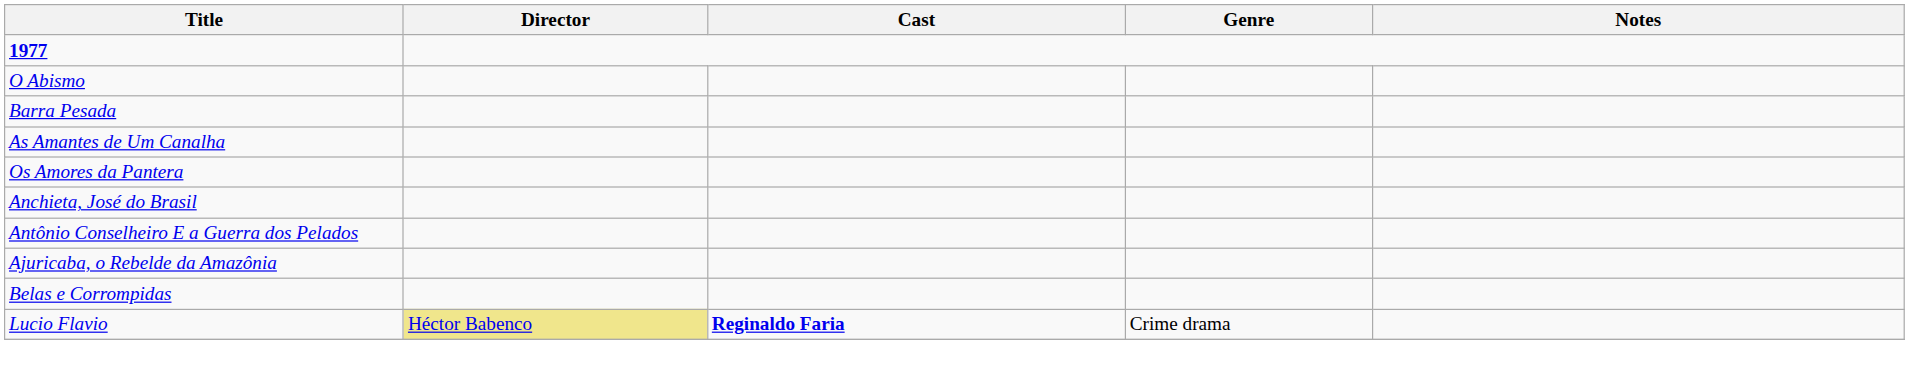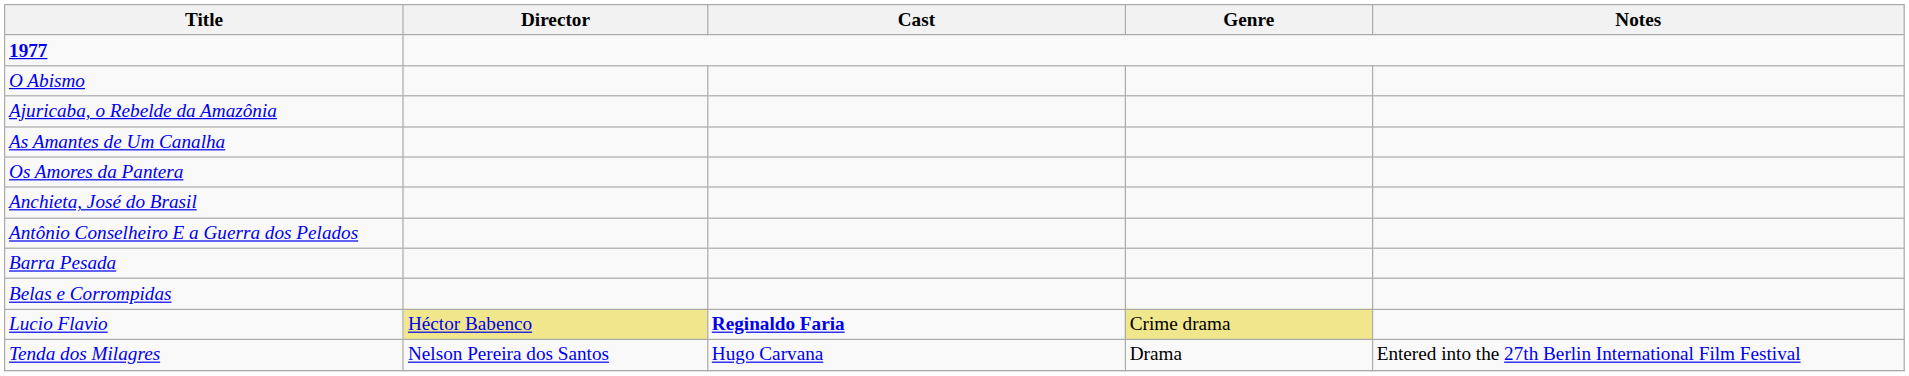rows swapped: (143, 263) <-> (63, 111)
(1180, 324) no background -> (1180, 324) khaki background
+ row: (85, 354)
